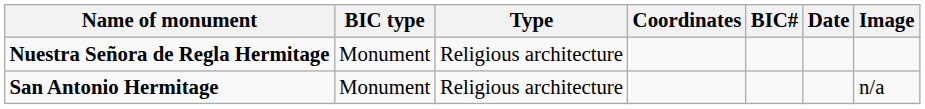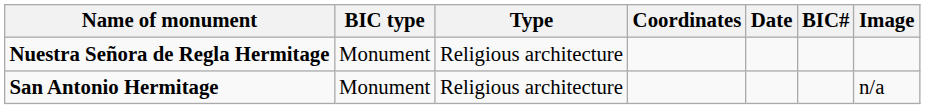columns swapped: (775, 20) <-> (829, 20)
